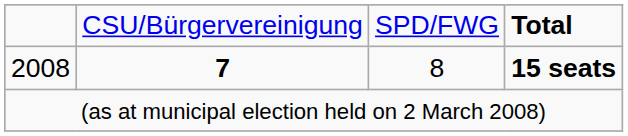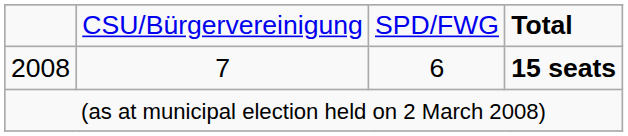(223, 67) bold -> (223, 67) normal
(437, 67) 8 -> (437, 67) 6
